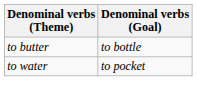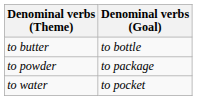+ row: (32, 66)
